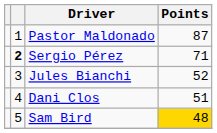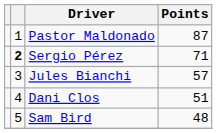(201, 77) 52 -> (201, 77) 57
(201, 119) gold background -> (201, 119) no background
